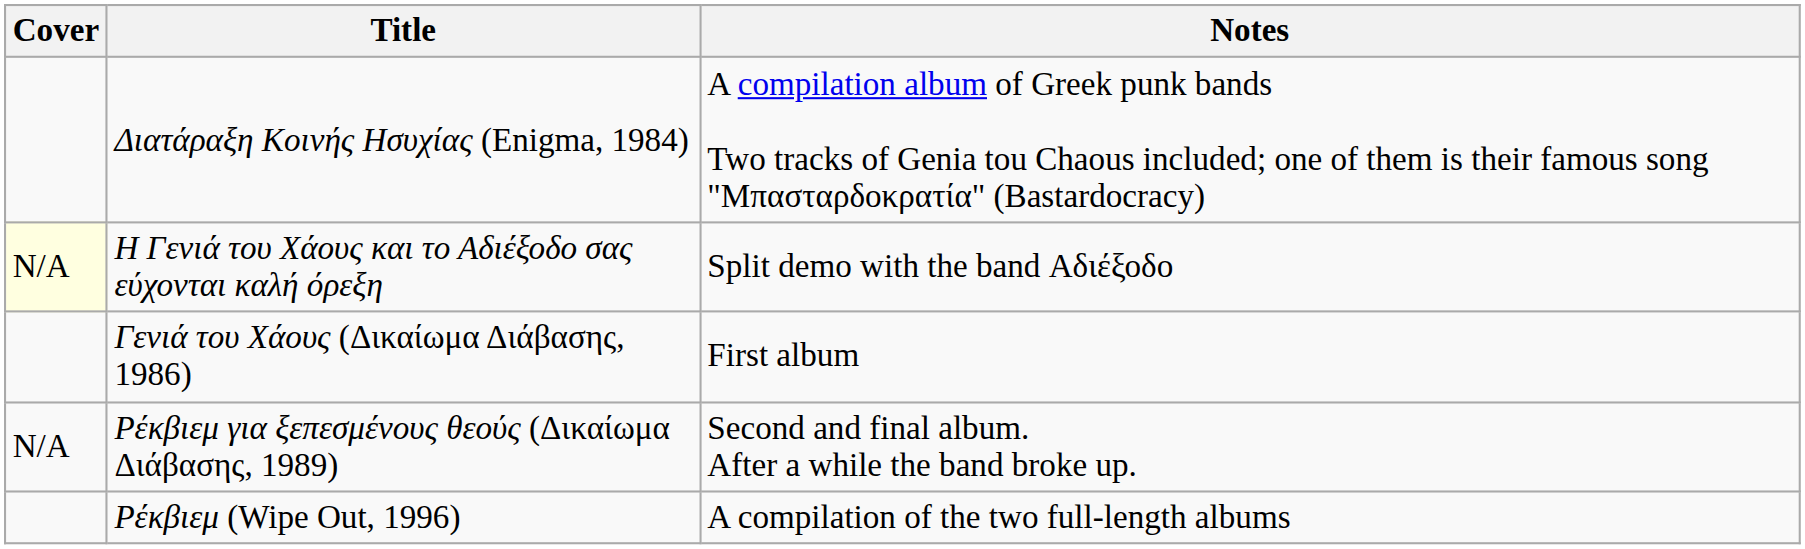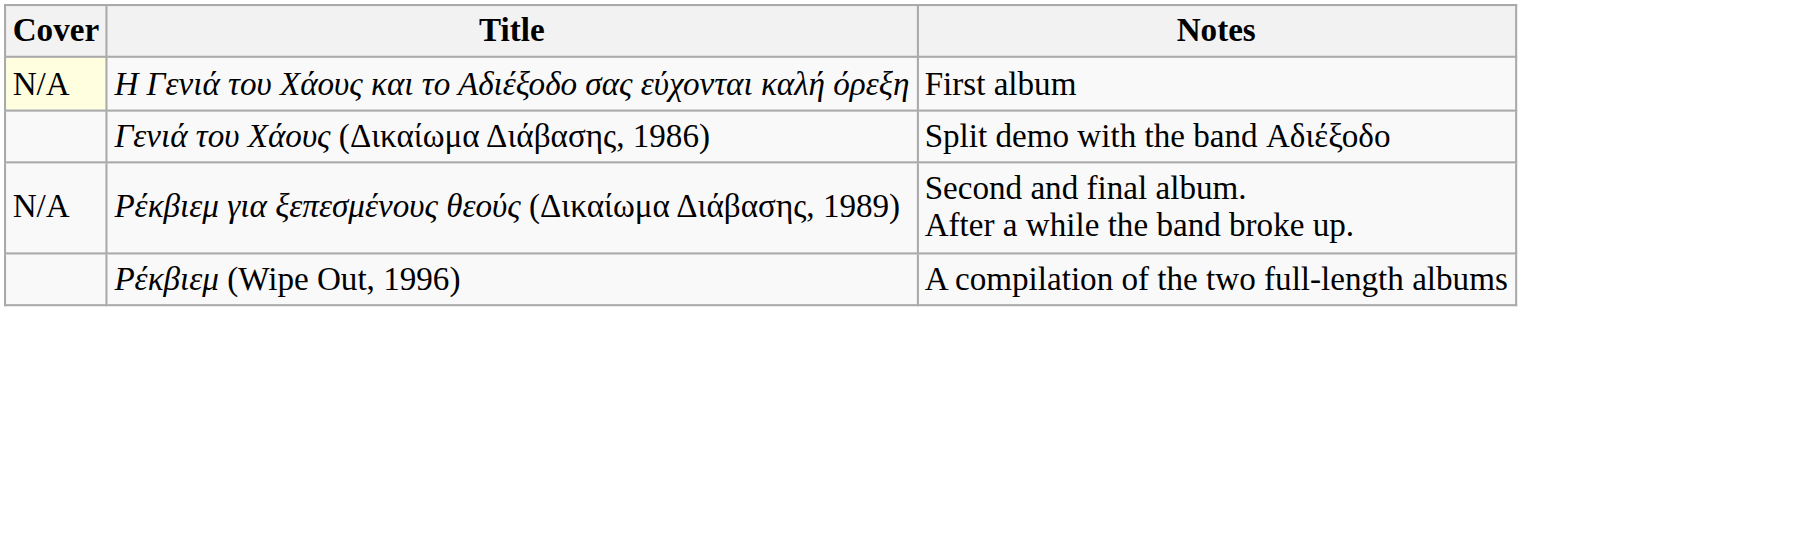- row: (402, 139)
(940, 266) Split demo with the band Αδιέξοδο -> (1001, 83) First album
(783, 356) First album -> (1158, 135) Split demo with the band Αδιέξοδο
